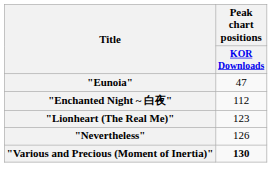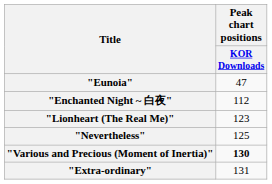(241, 136) 126 -> (241, 136) 125
+ row: (110, 170)
